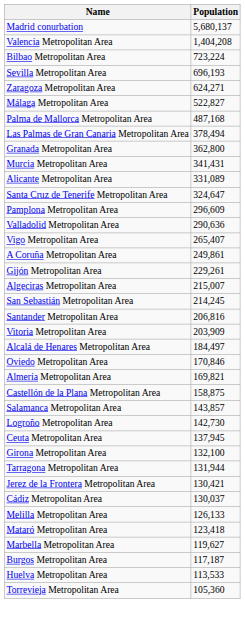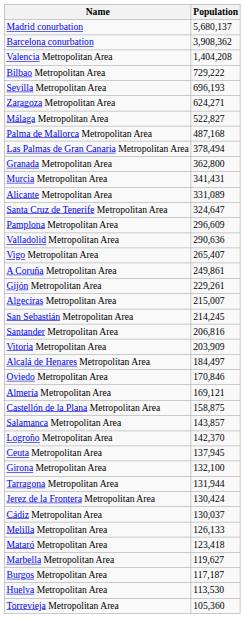+ row: (50, 42)
(209, 57) 723,224 -> (209, 73) 729,222
(209, 377) 169,821 -> (209, 392) 169,121
(209, 423) 142,730 -> (209, 438) 142,370
(209, 484) 130,421 -> (209, 499) 130,424
(209, 575) 113,533 -> (209, 590) 113,530
